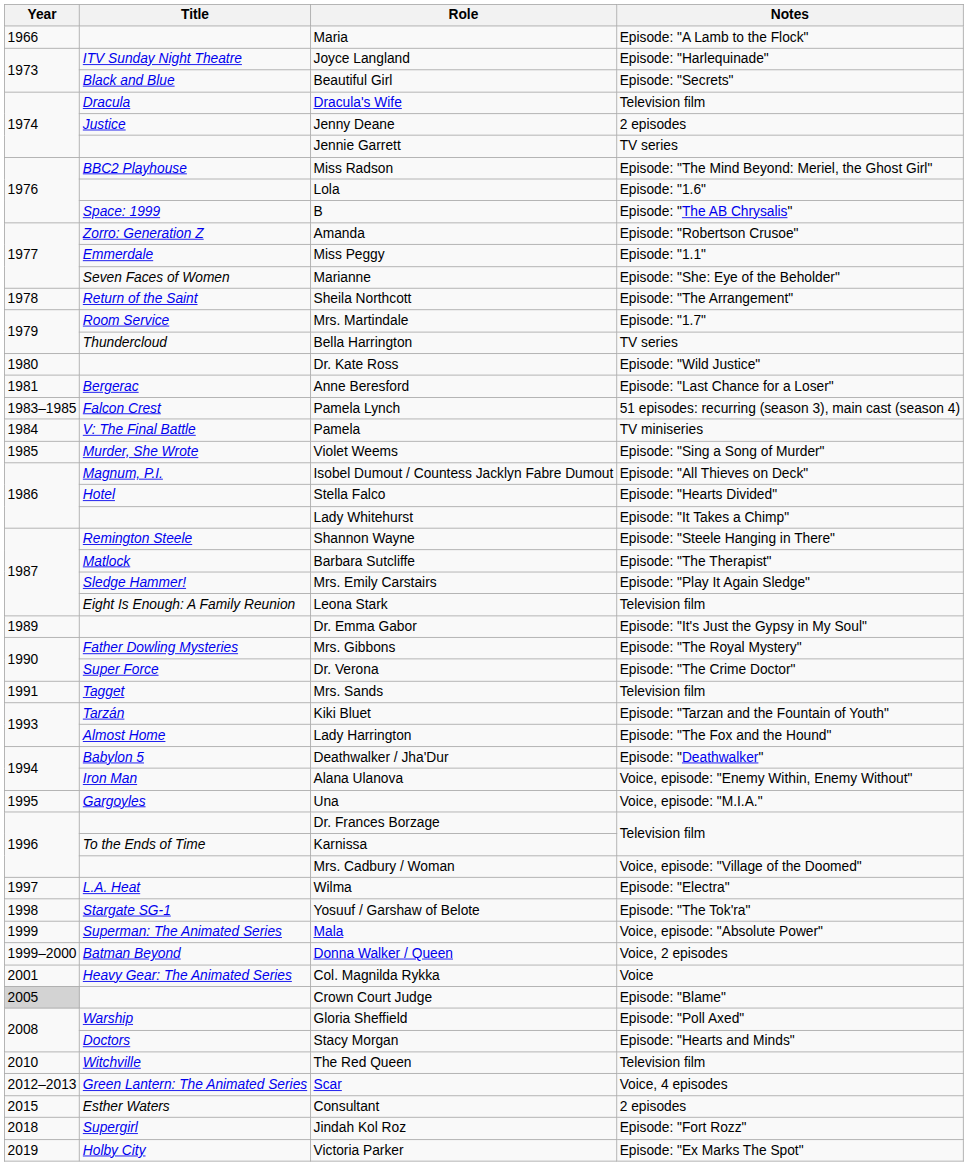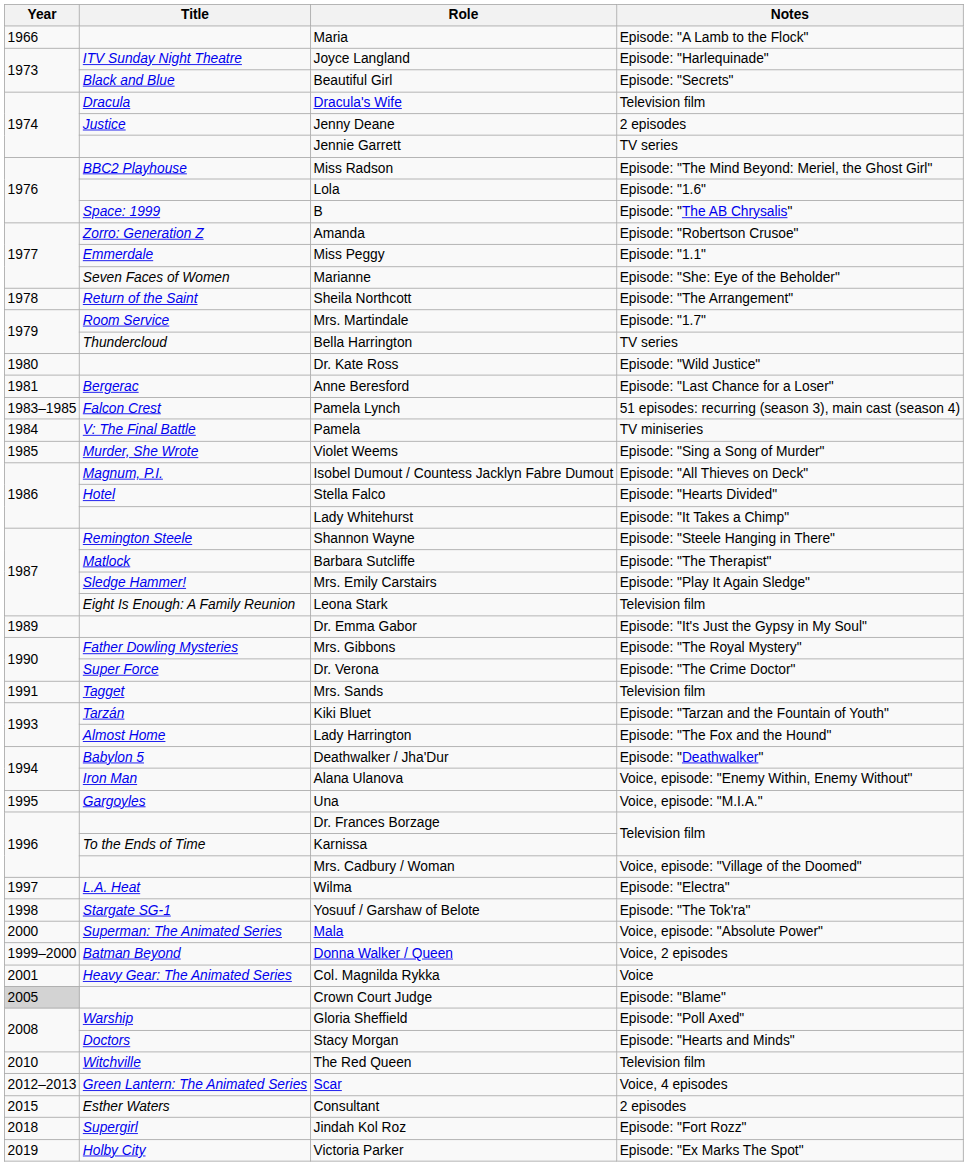(23, 931) 1999 -> (23, 931) 2000
